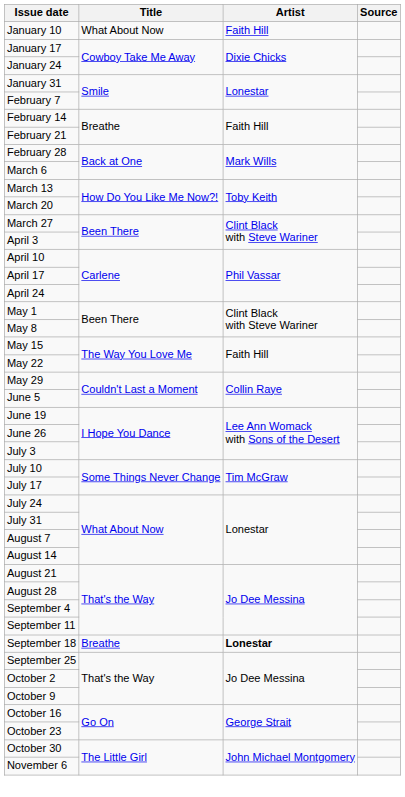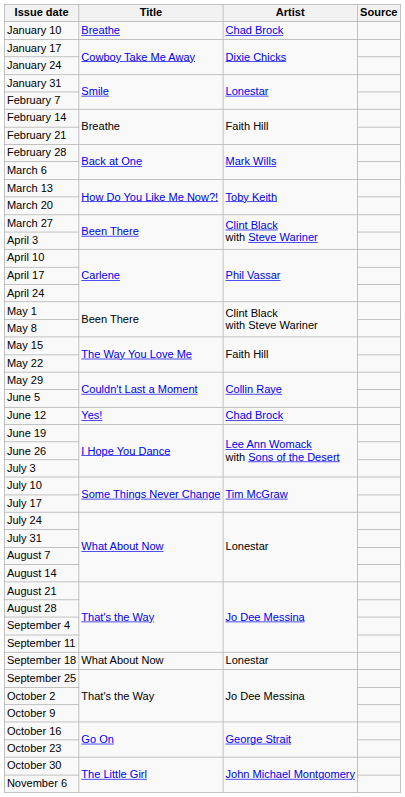(122, 30) What About Now -> (101, 30) Breathe
(247, 30) Faith Hill -> (254, 30) Chad Brock
+ row: (27, 415)
(101, 643) Breathe -> (122, 661) What About Now
(249, 643) bold -> (247, 661) normal
